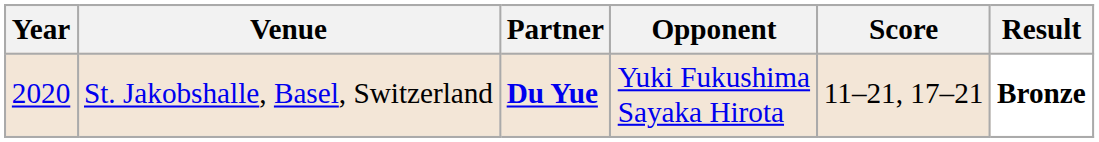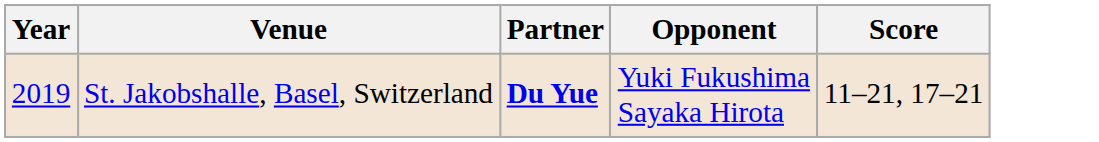- column: (1041, 28)
(41, 94) 2020 -> (41, 94) 2019
